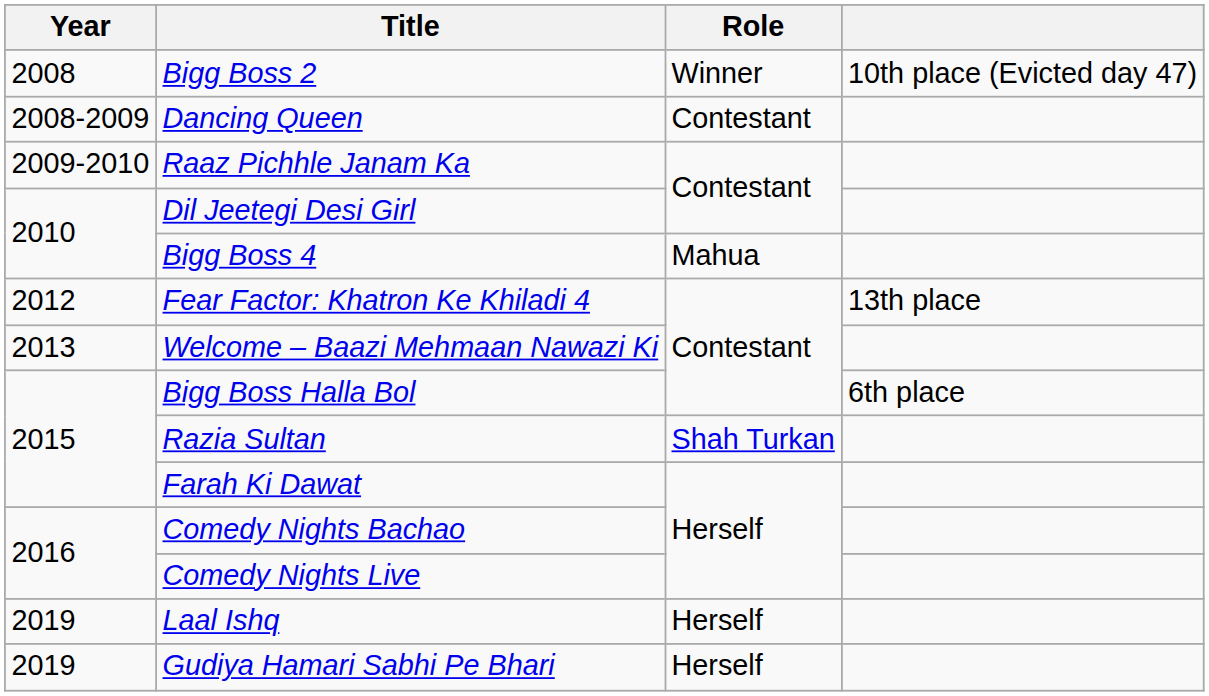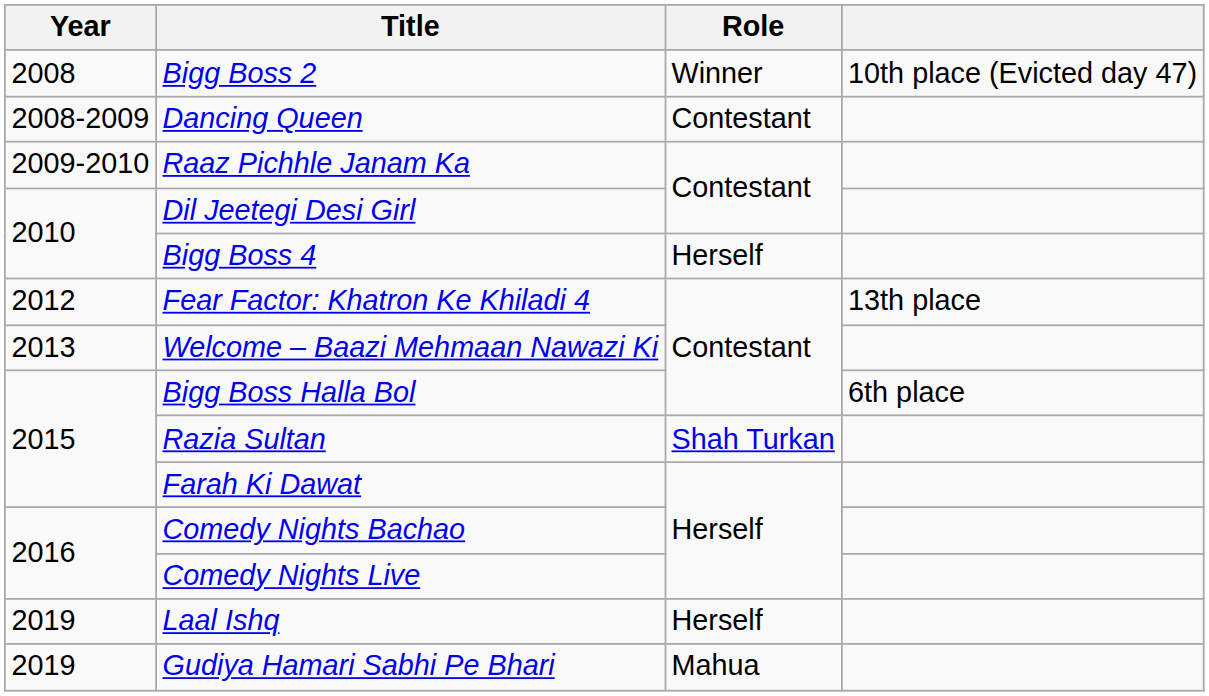(716, 255) Mahua -> (717, 255) Herself
(717, 666) Herself -> (716, 666) Mahua
